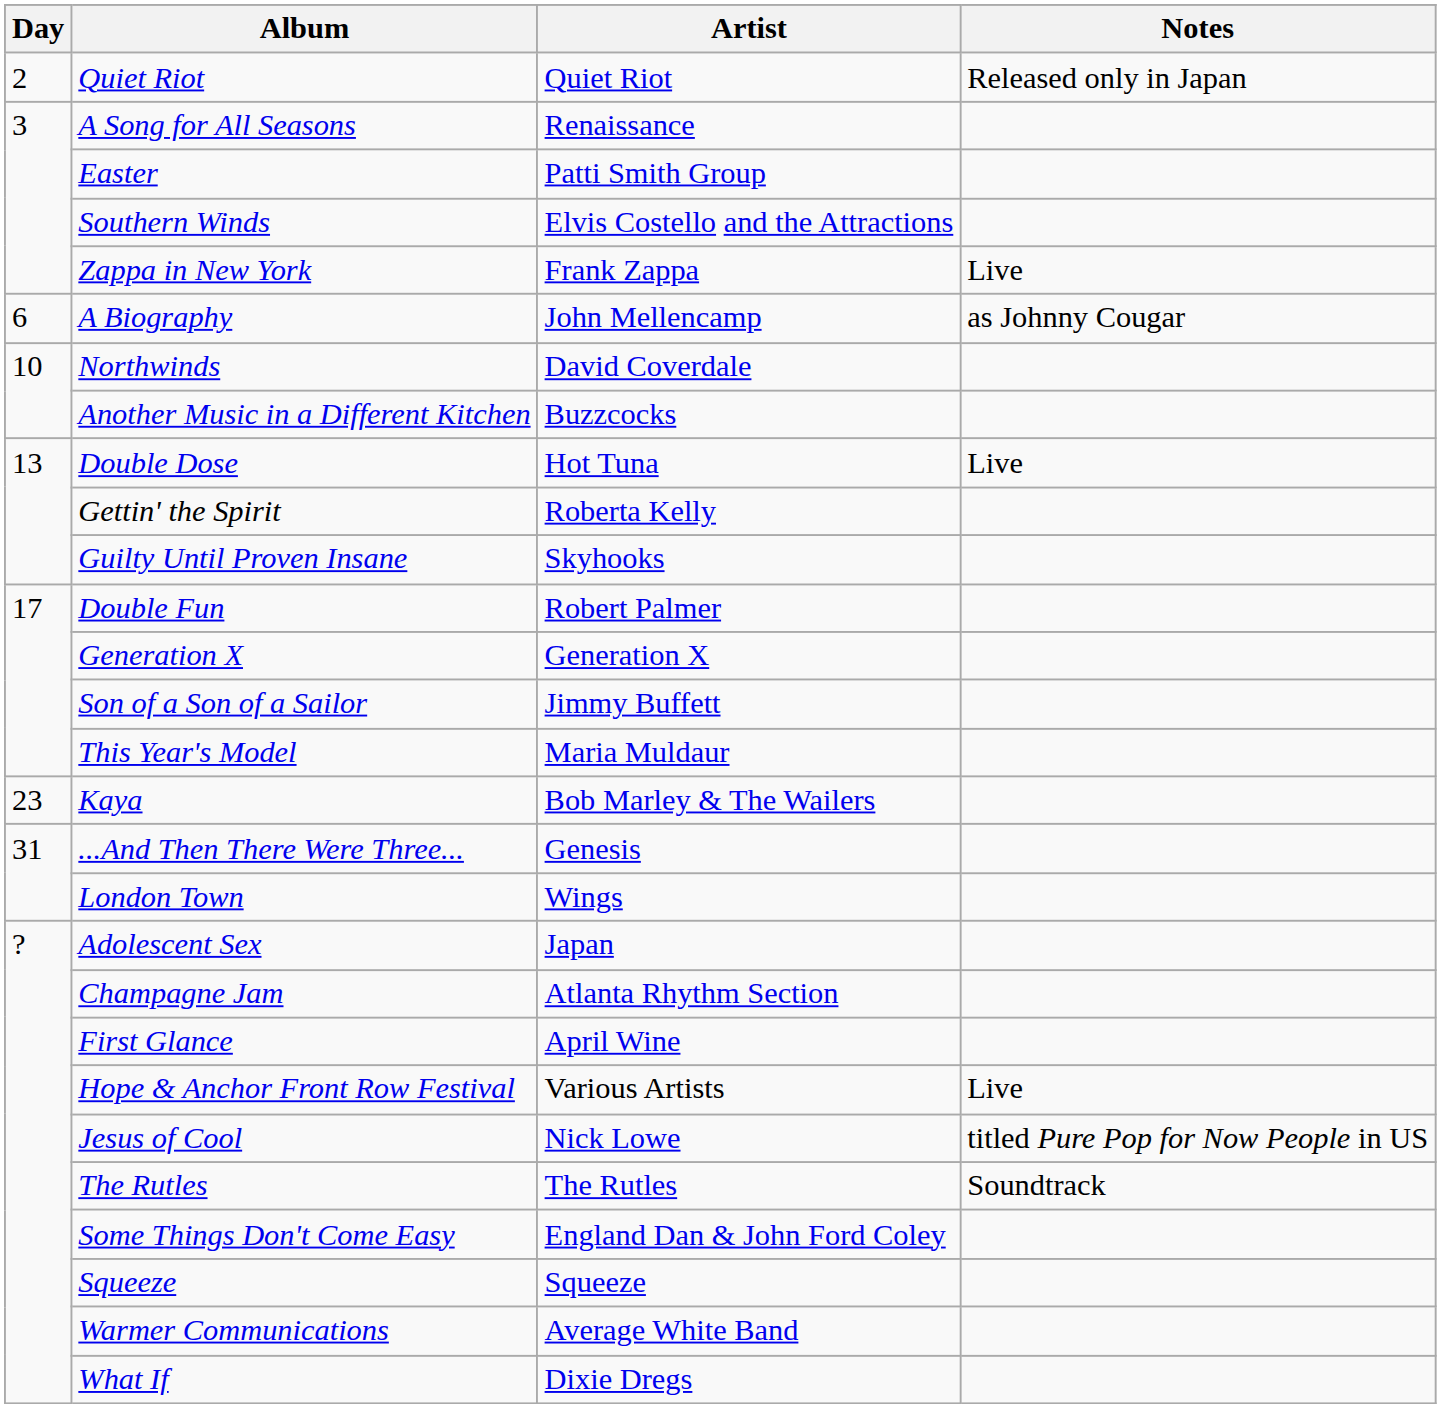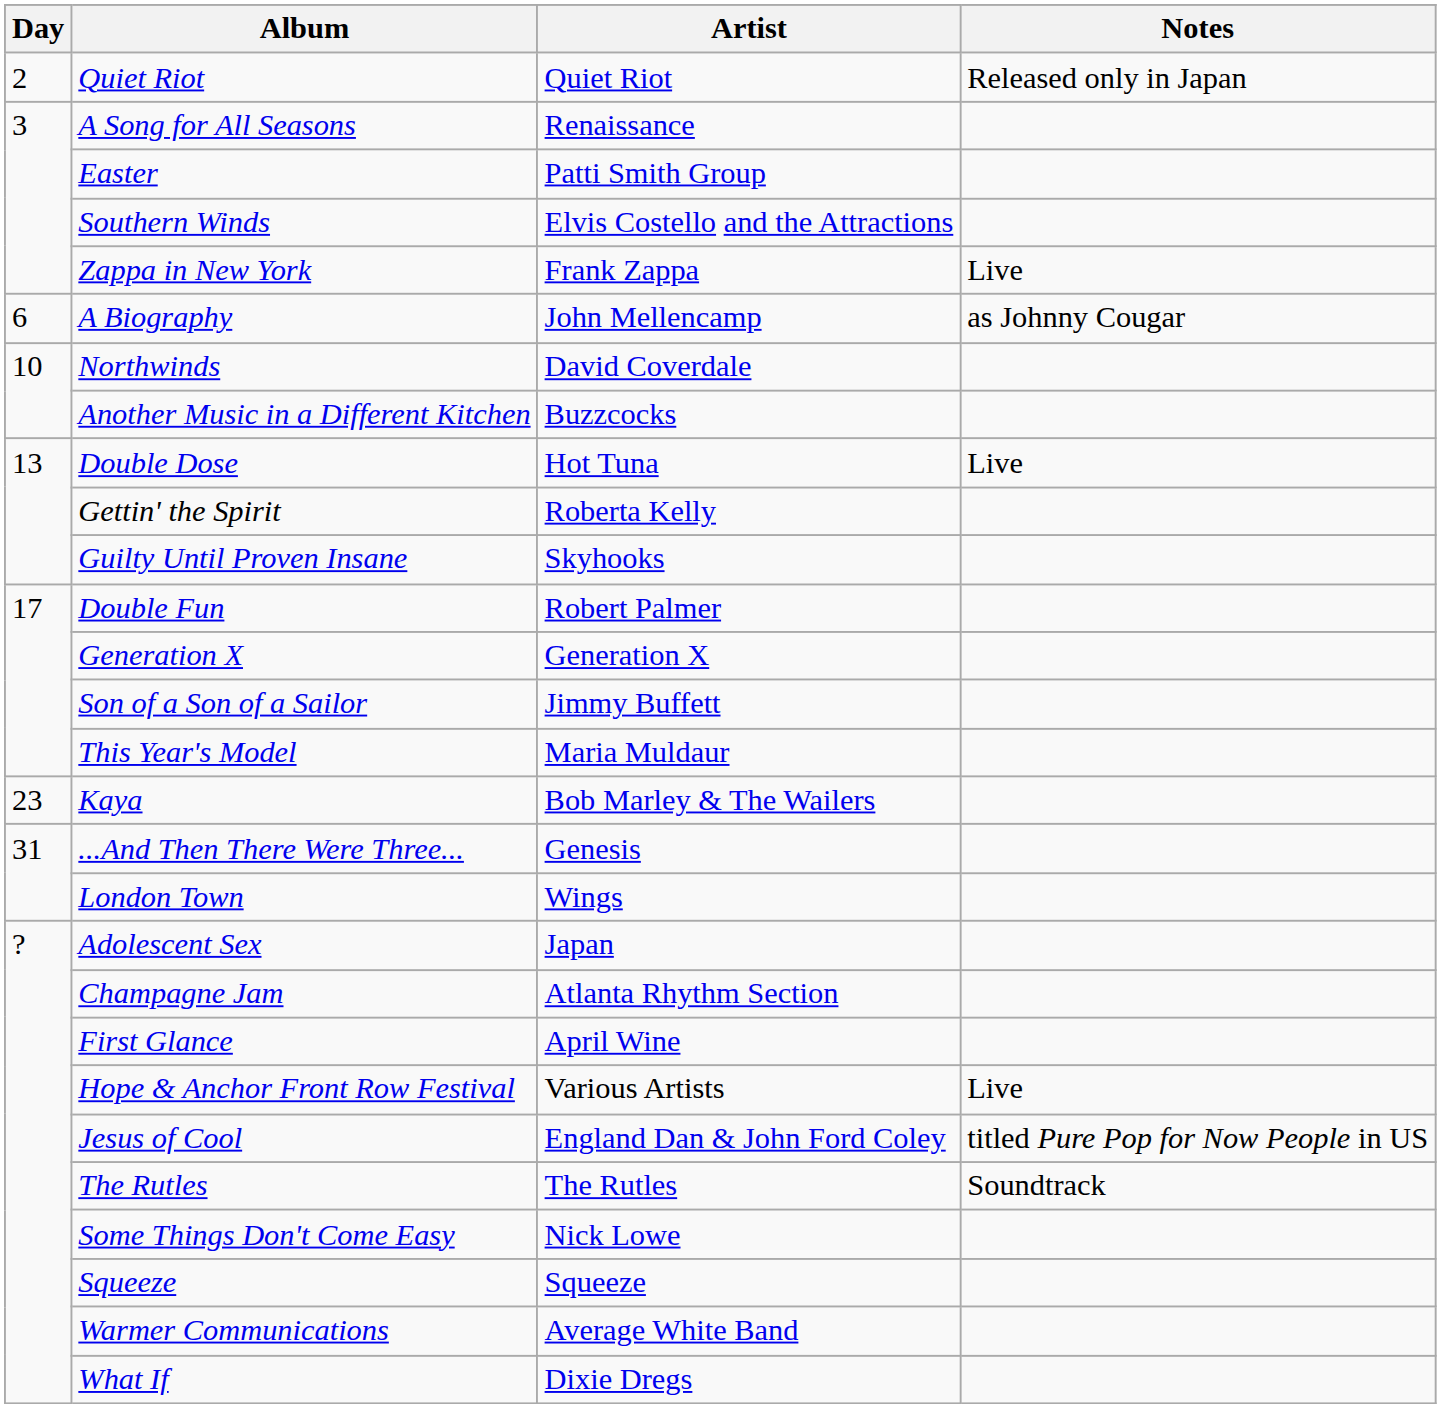(613, 1137) Nick Lowe -> (745, 1137) England Dan & John Ford Coley
(745, 1233) England Dan & John Ford Coley -> (613, 1233) Nick Lowe
